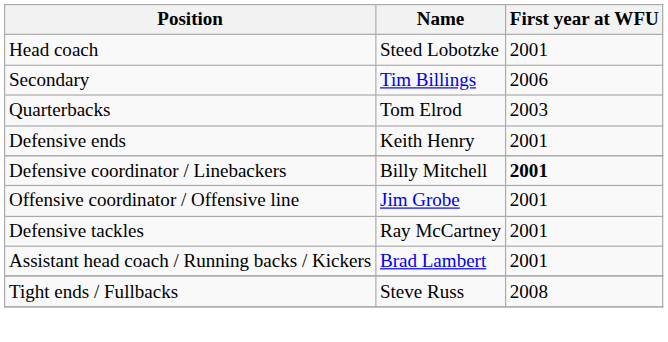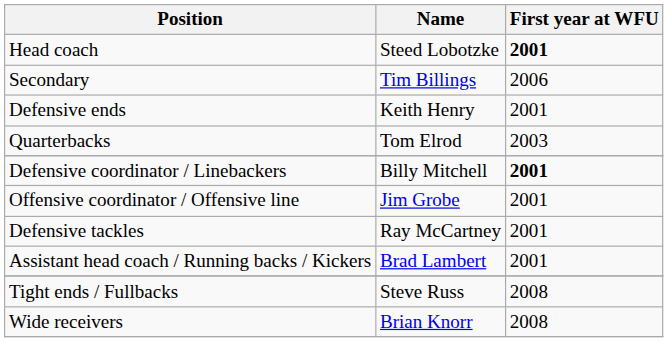(529, 49) normal -> (529, 49) bold
rows swapped: (60, 110) <-> (67, 140)
+ row: (66, 321)
